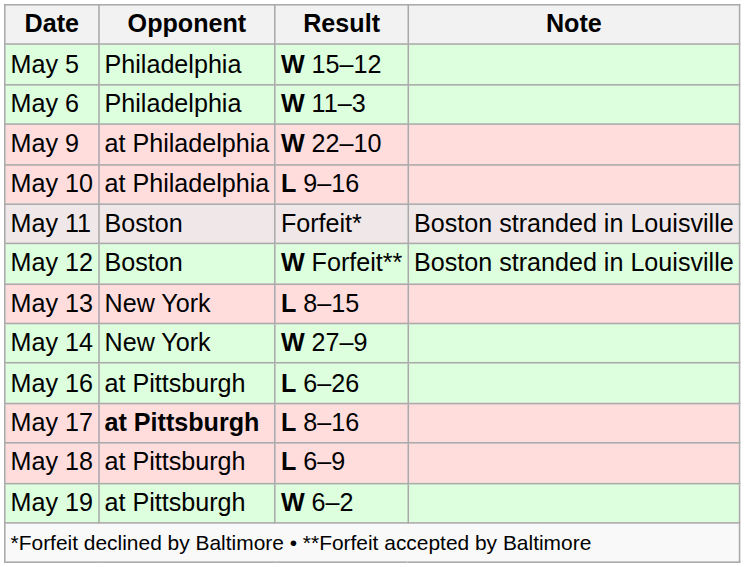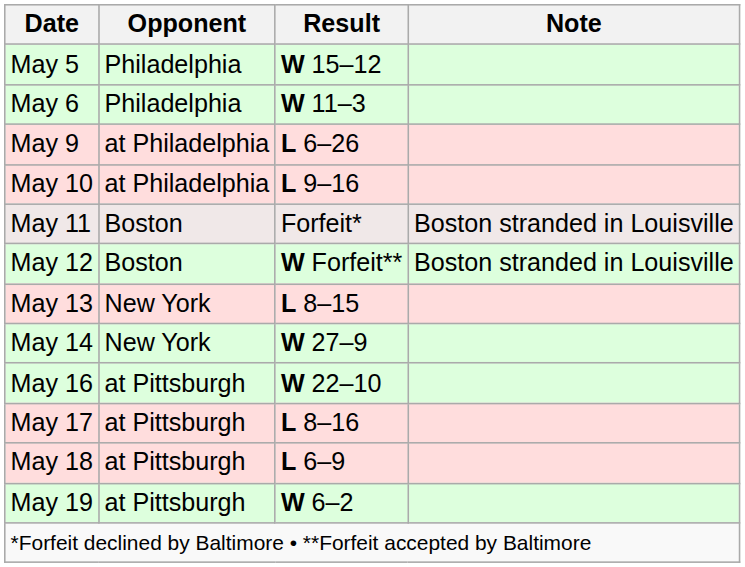(331, 143) W 22–10 -> (320, 143) L 6–26
(320, 382) L 6–26 -> (331, 382) W 22–10
(182, 422) bold -> (175, 422) normal
